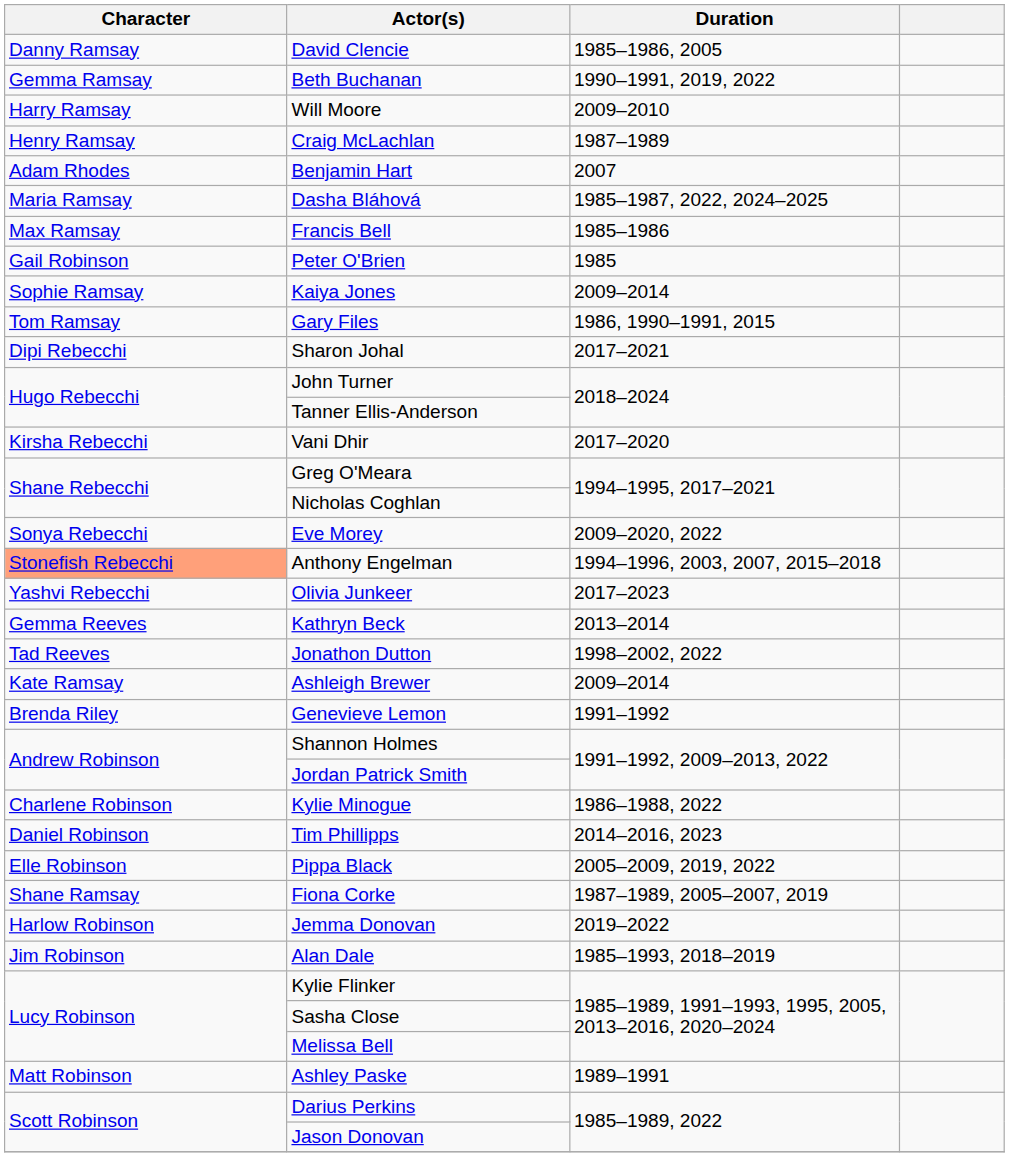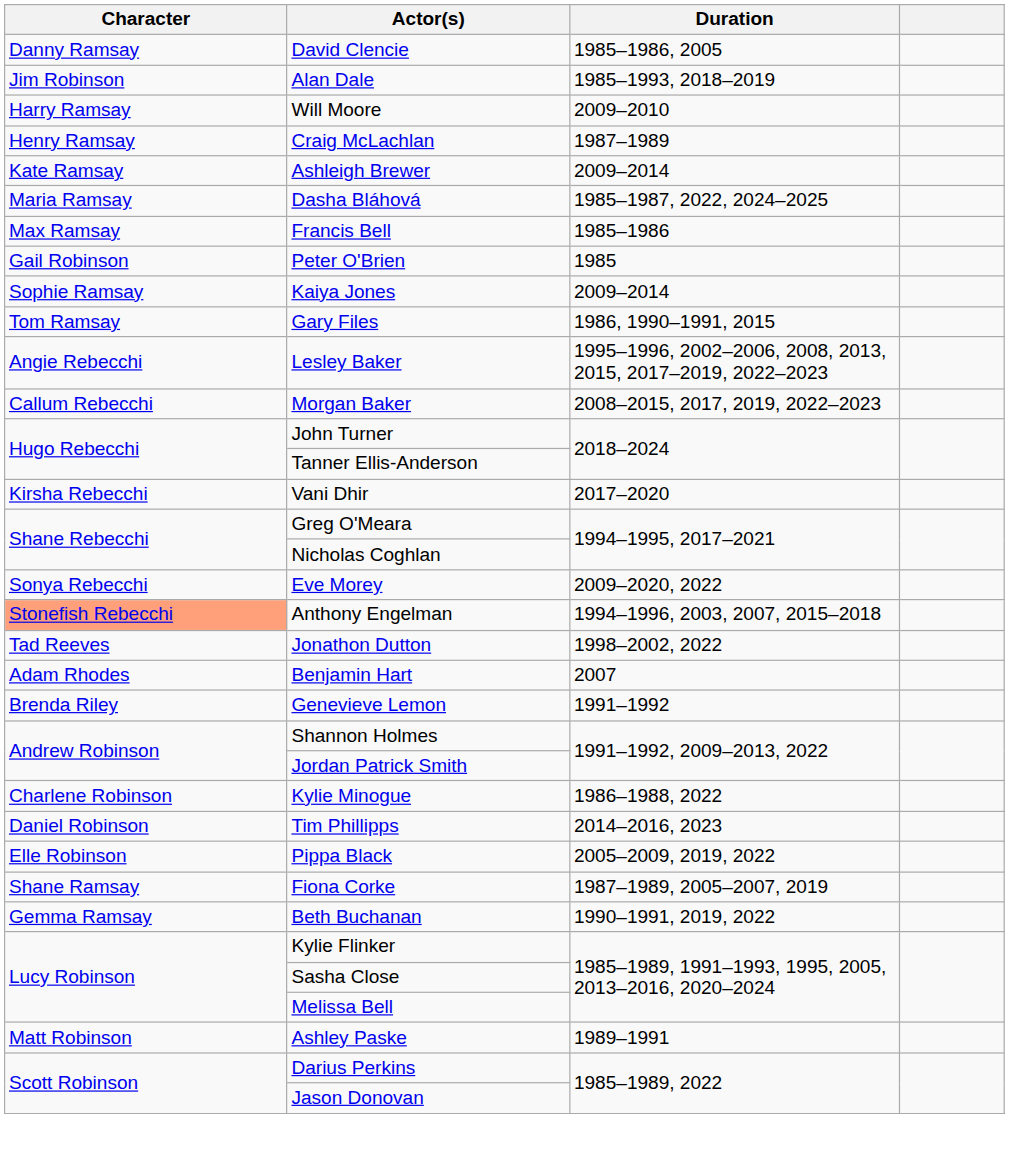rows swapped: (357, 79) <-> (333, 955)
rows swapped: (361, 683) <-> (352, 170)
+ row: (346, 362)
+ row: (351, 403)
- row: (348, 351)
- row: (352, 593)
- row: (348, 623)
- row: (363, 925)
